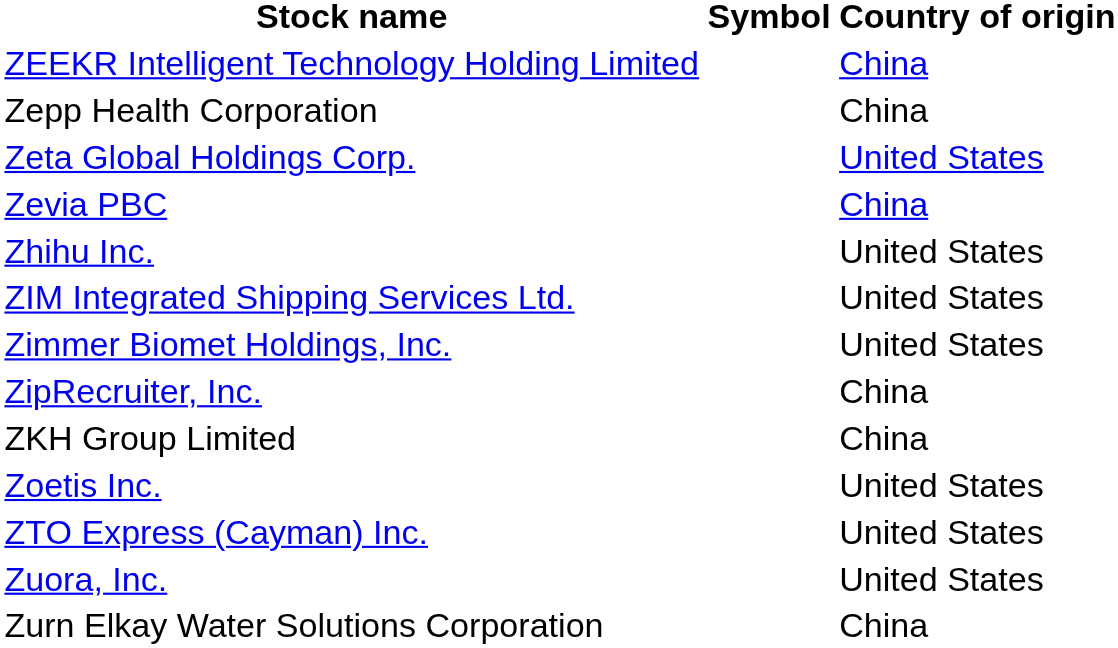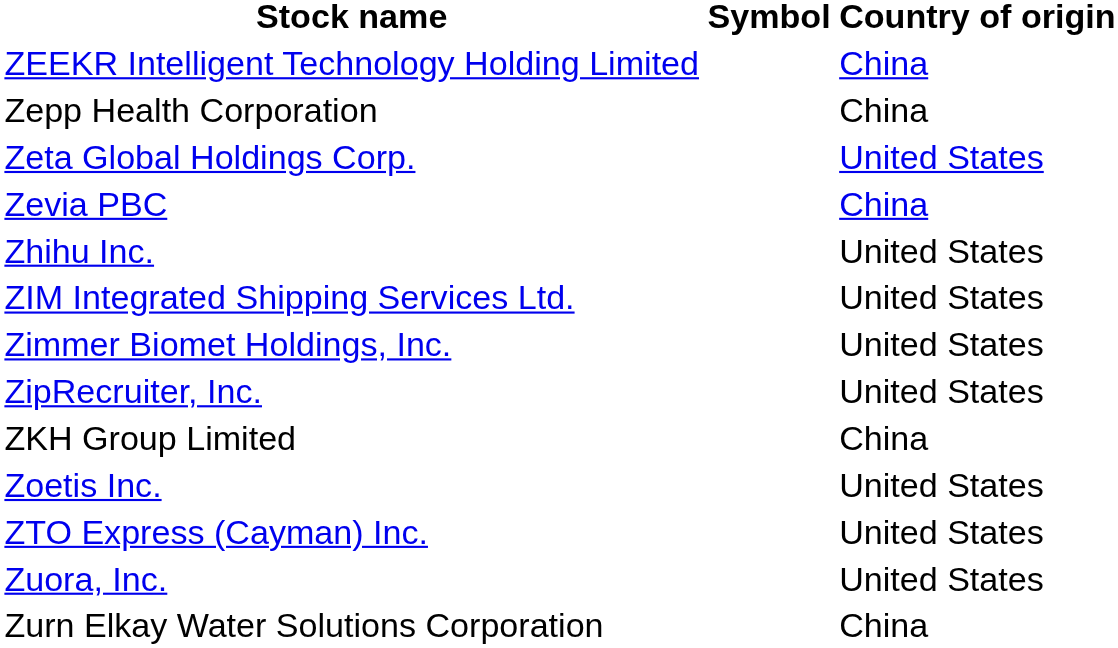(884, 391) China -> (941, 391) United States
